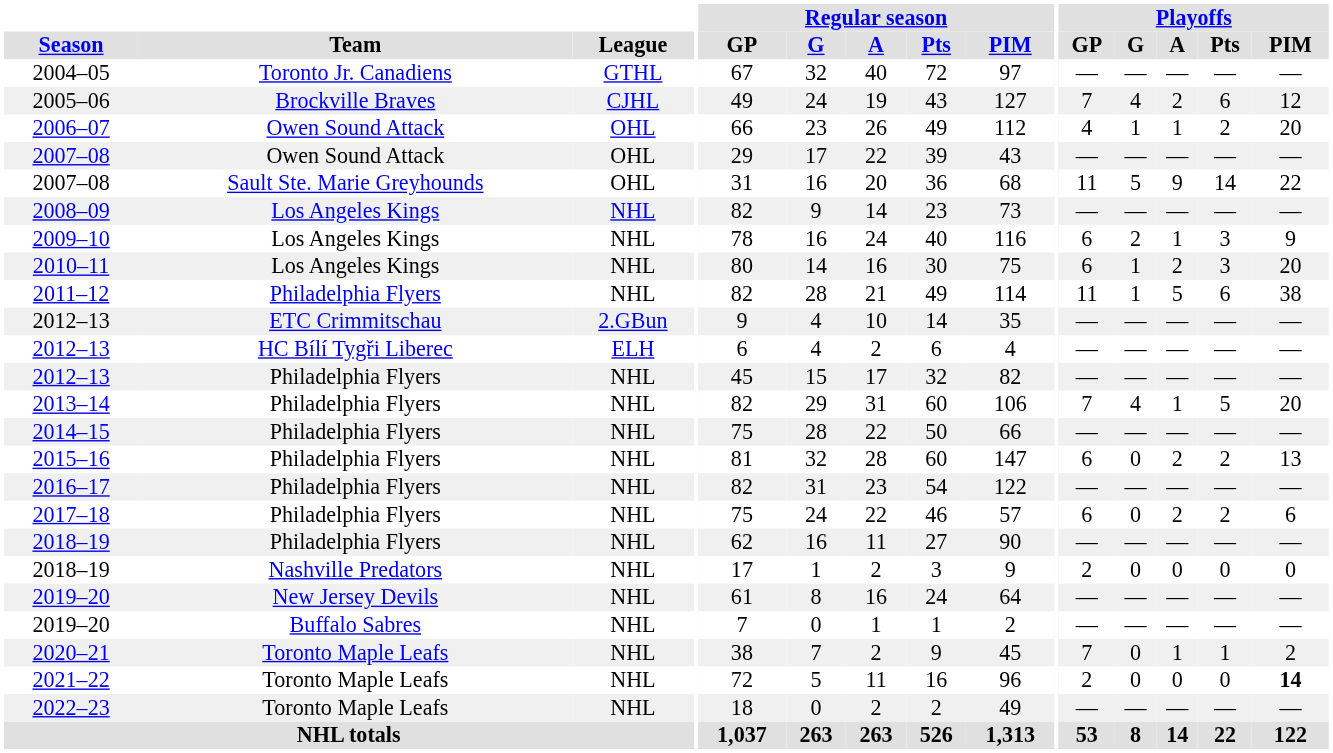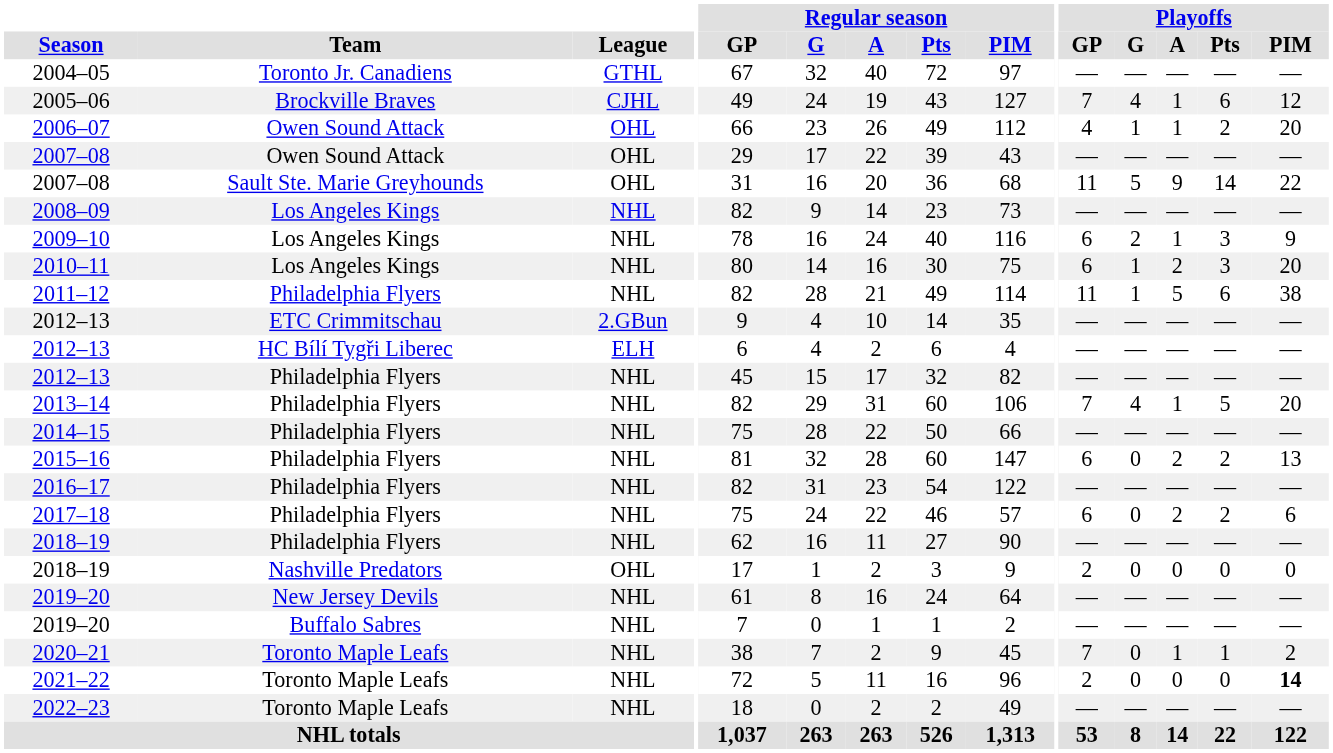(1177, 100) 2 -> (1177, 100) 1
(633, 569) NHL -> (633, 569) OHL
